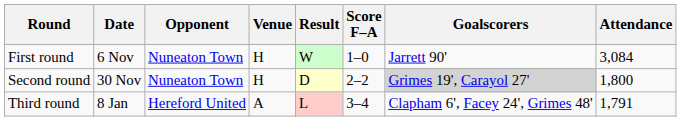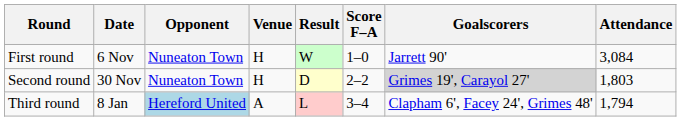(616, 80) 1,800 -> (616, 80) 1,803
(197, 103) no background -> (197, 103) lightblue background
(616, 103) 1,791 -> (616, 103) 1,794
